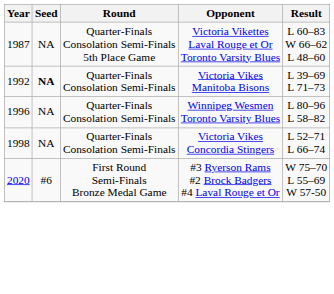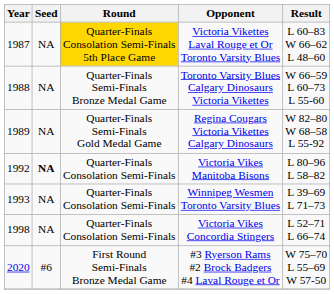(119, 44) no background -> (119, 44) gold background
+ row: (230, 87)
+ row: (230, 131)
(306, 81) L 39–69 L 71–73 -> (306, 168) L 80–96 L 58–82
(18, 112) 1996 -> (18, 199) 1993
(306, 112) L 80–96 L 58–82 -> (306, 199) L 39–69 L 71–73
